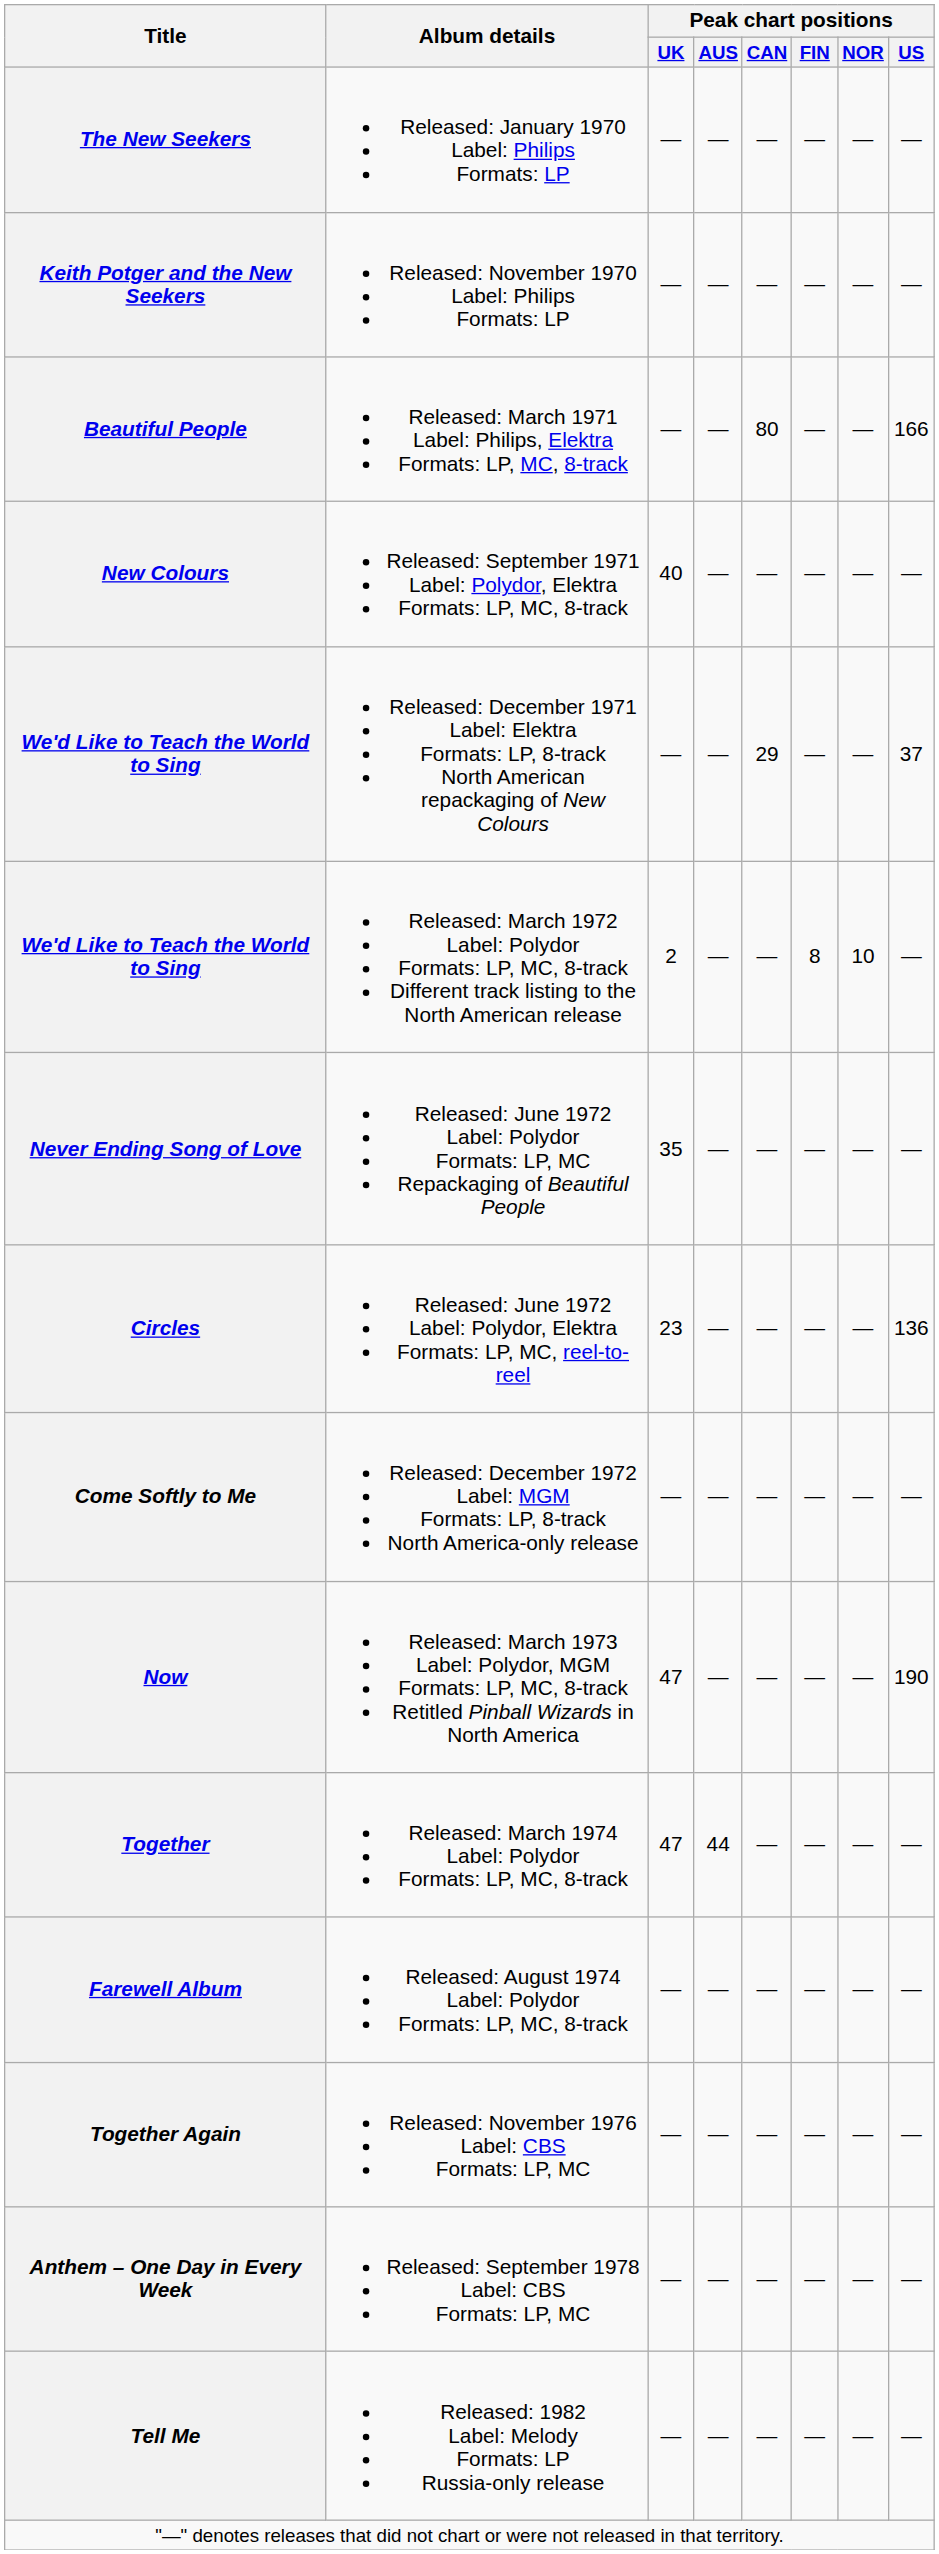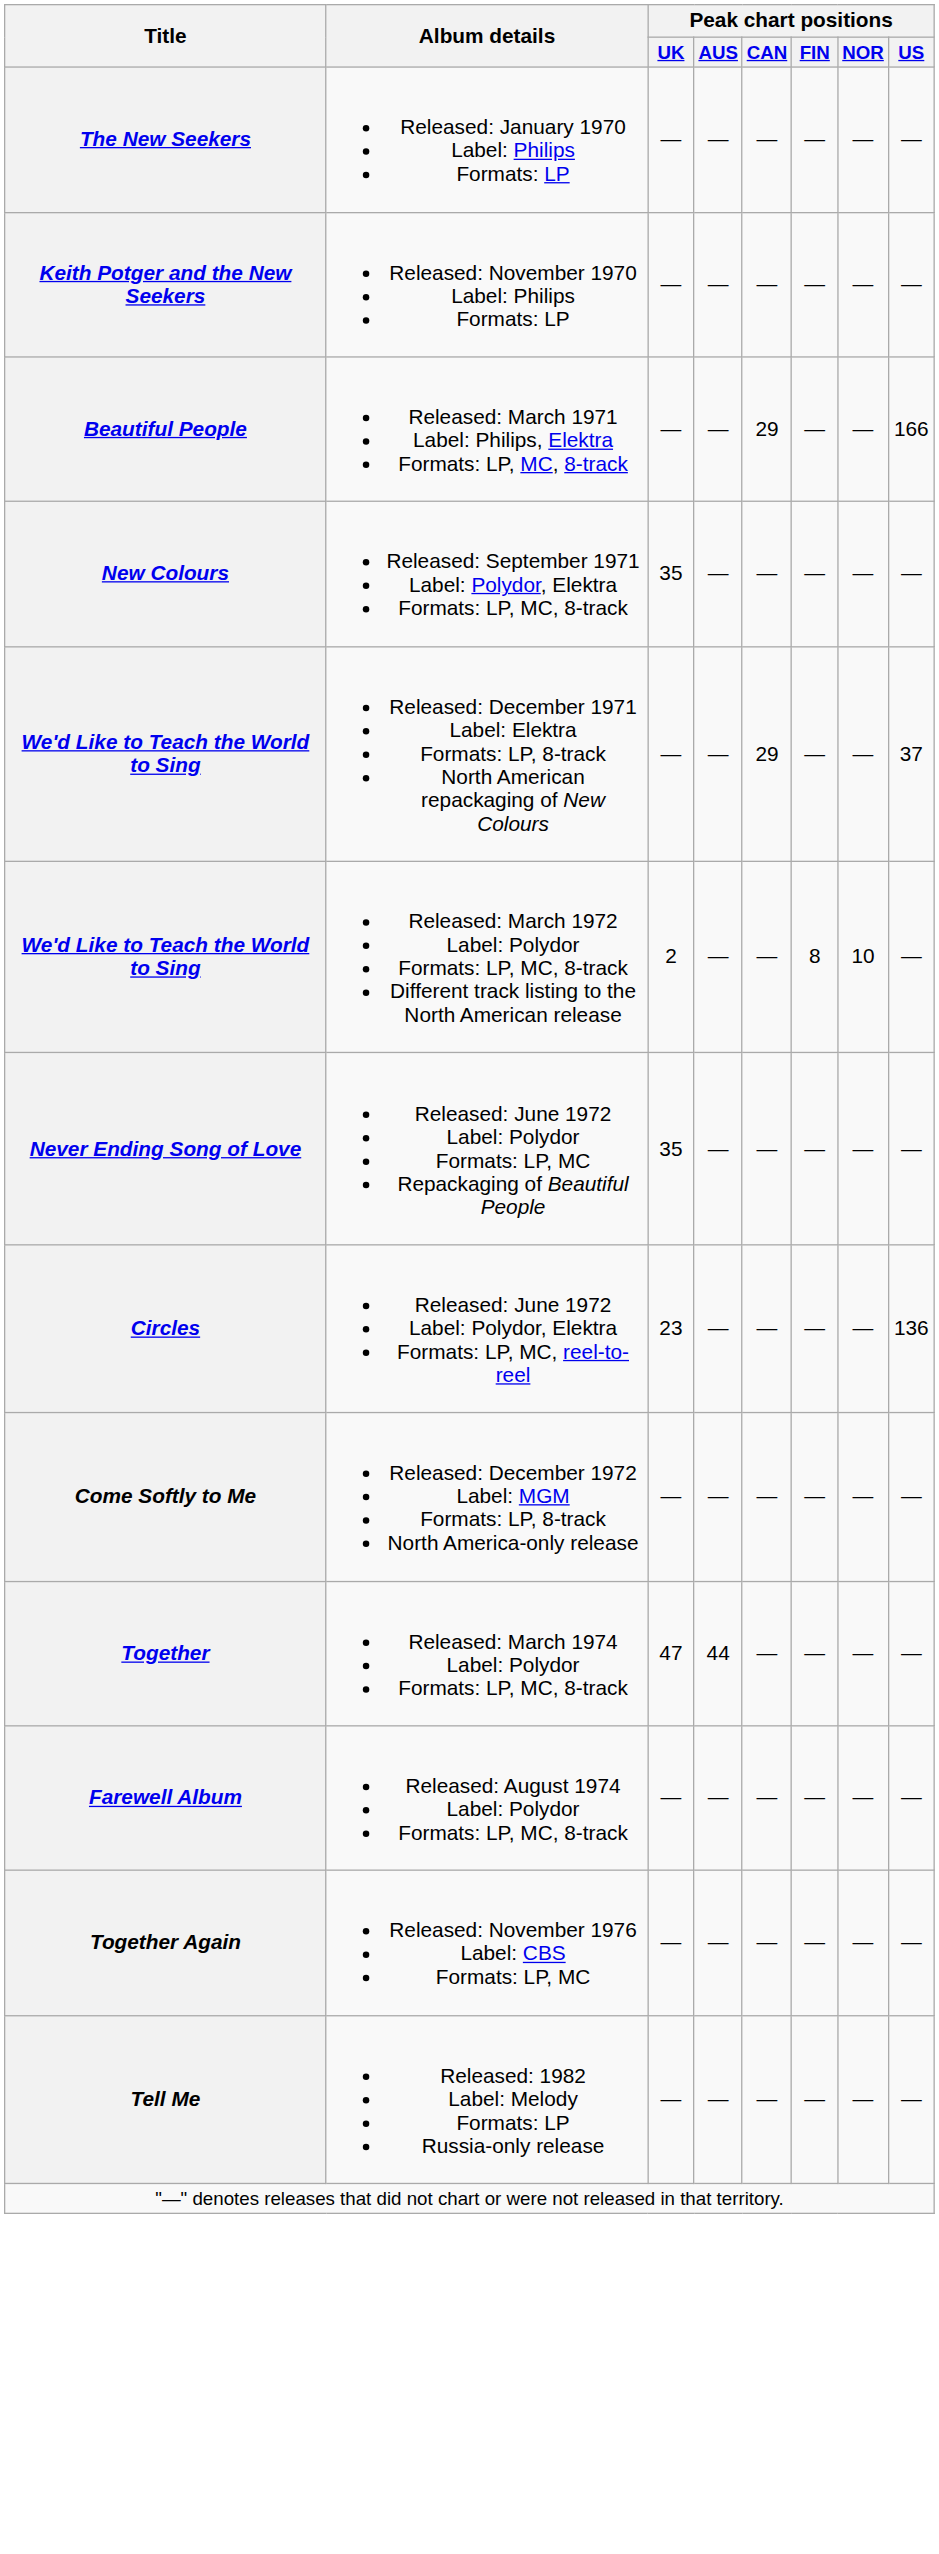(767, 429) 80 -> (767, 429) 29
(671, 573) 40 -> (671, 573) 35
- row: (165, 1676)
- row: (165, 2279)
